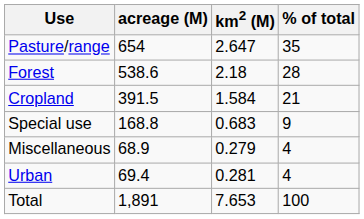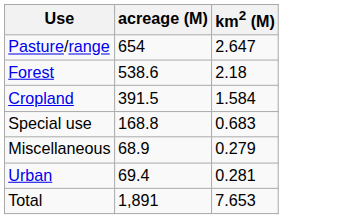- column: (319, 19)
